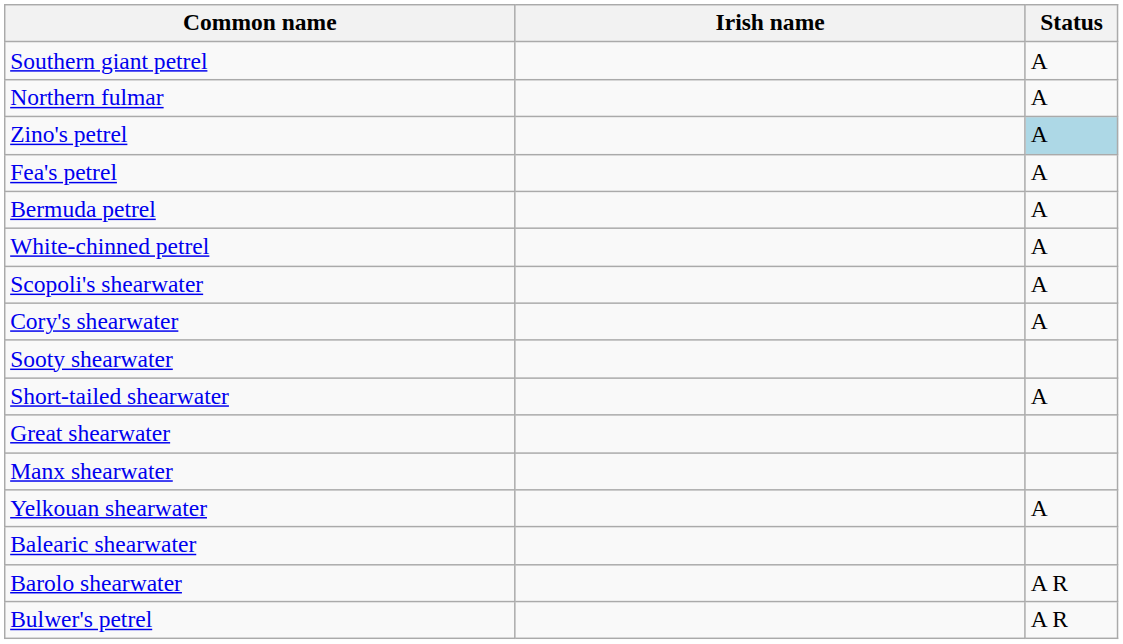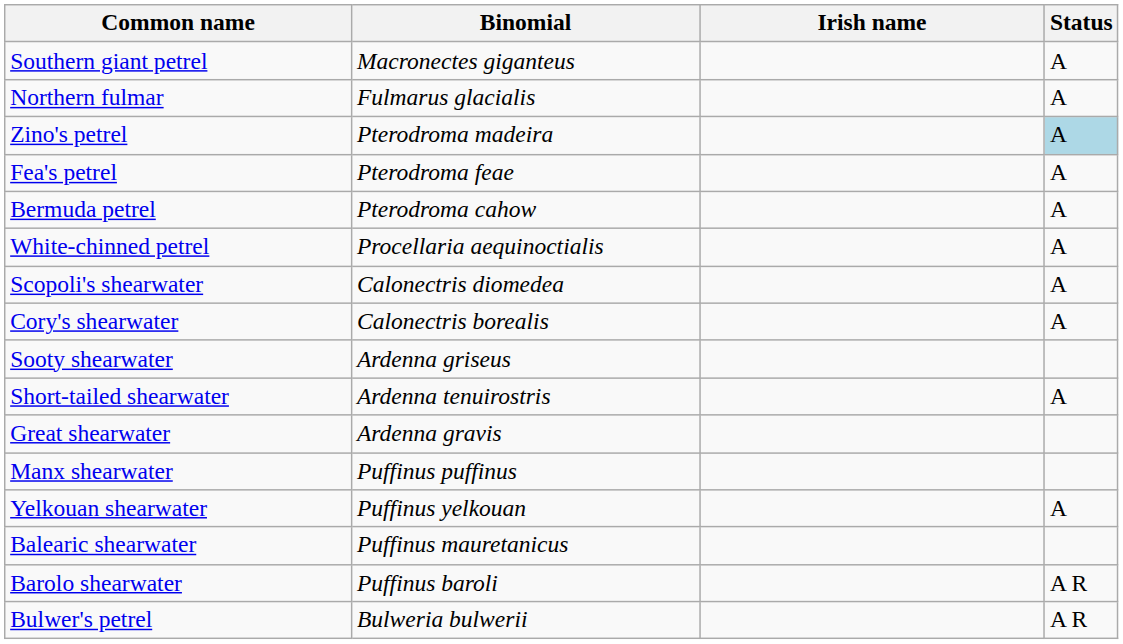+ column: (526, 23)
